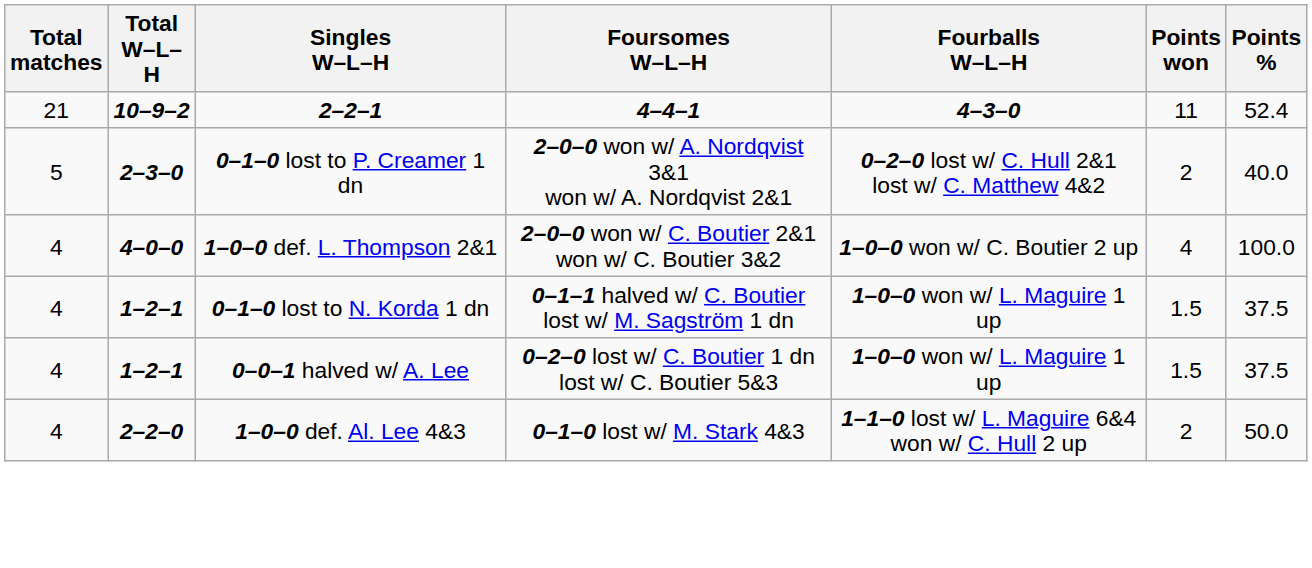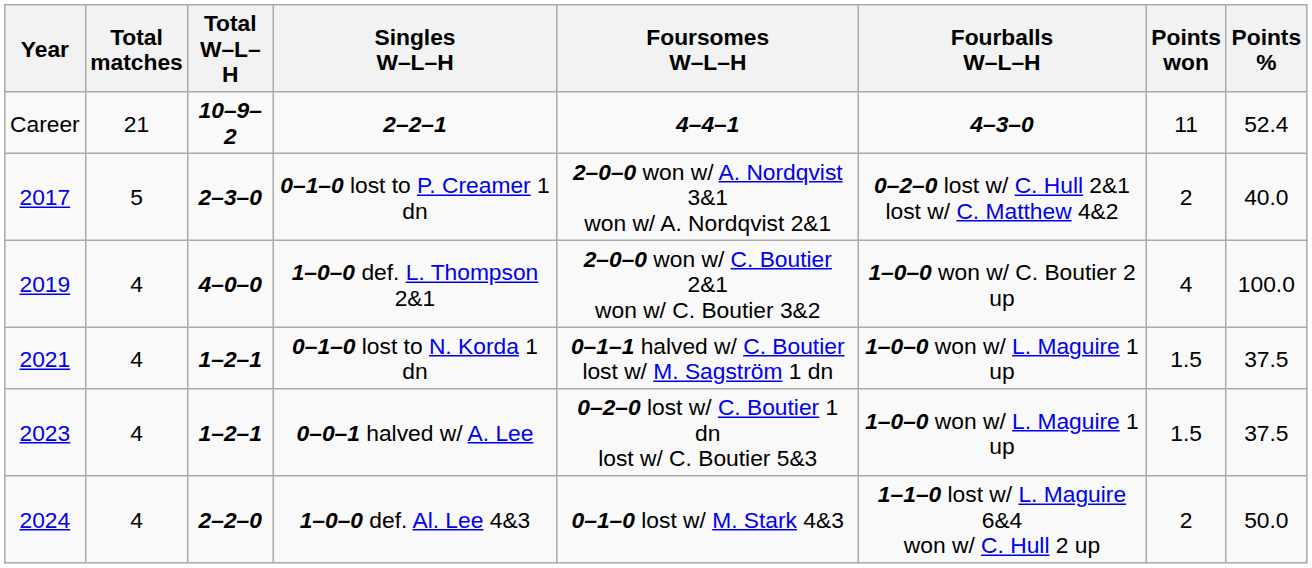+ column: (45, 48)
